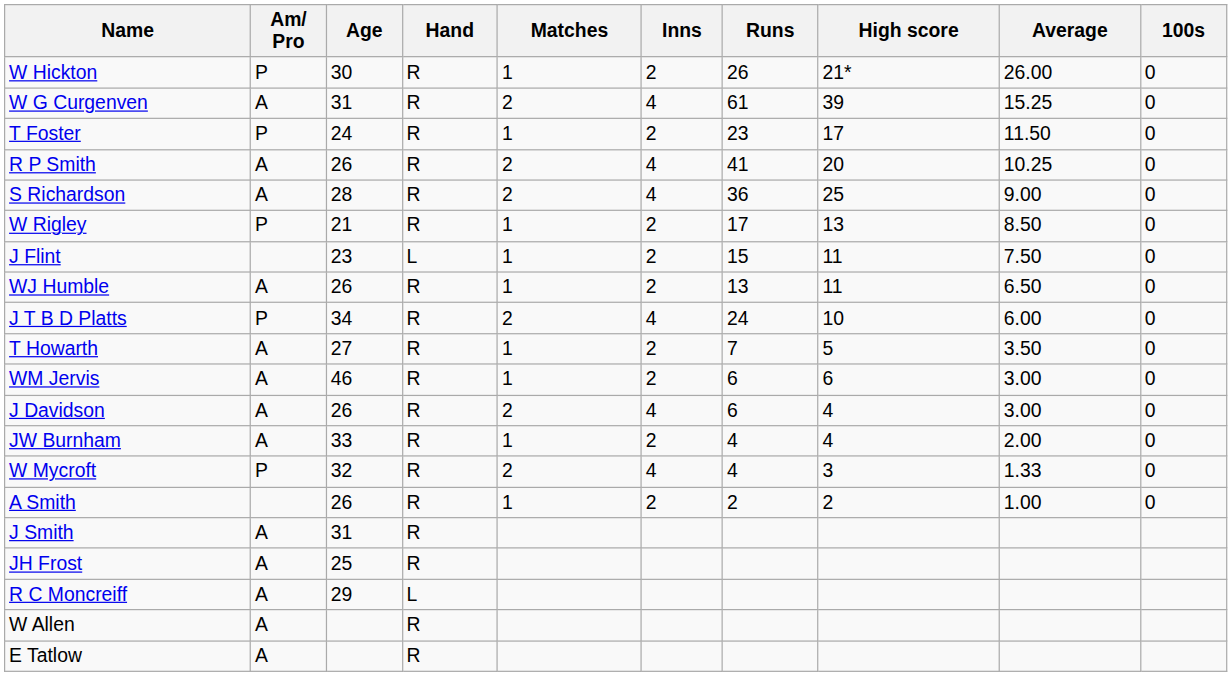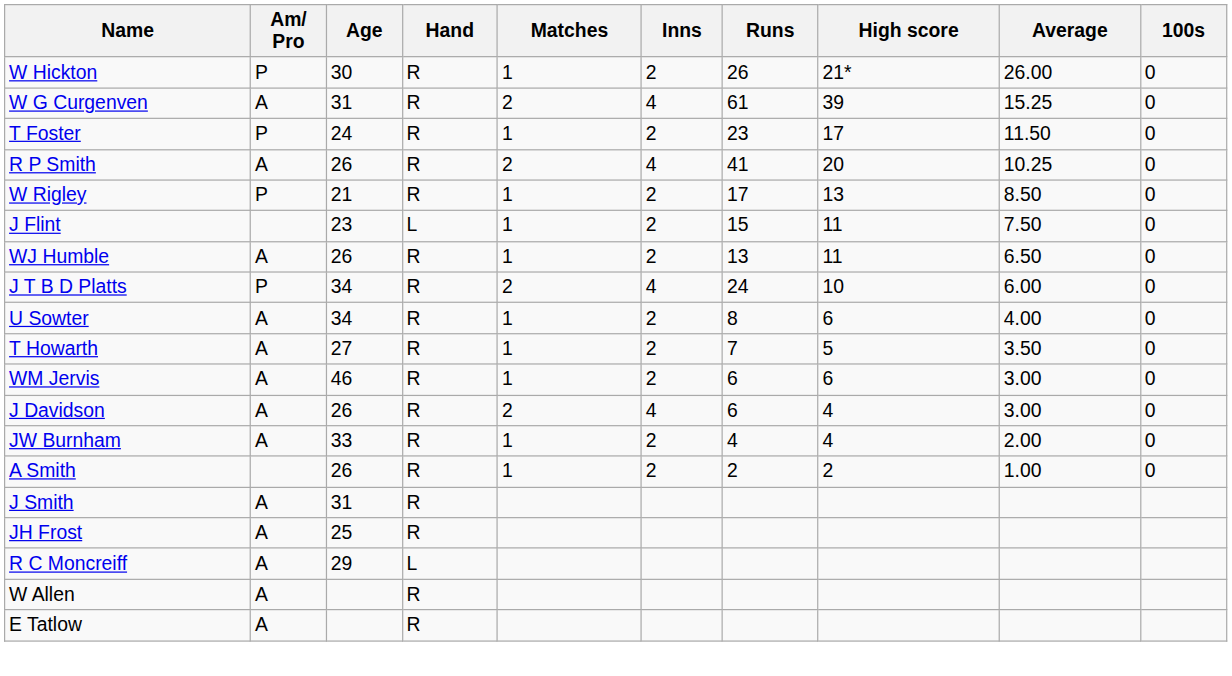- row: (67, 195)
+ row: (49, 317)
- row: (53, 471)
